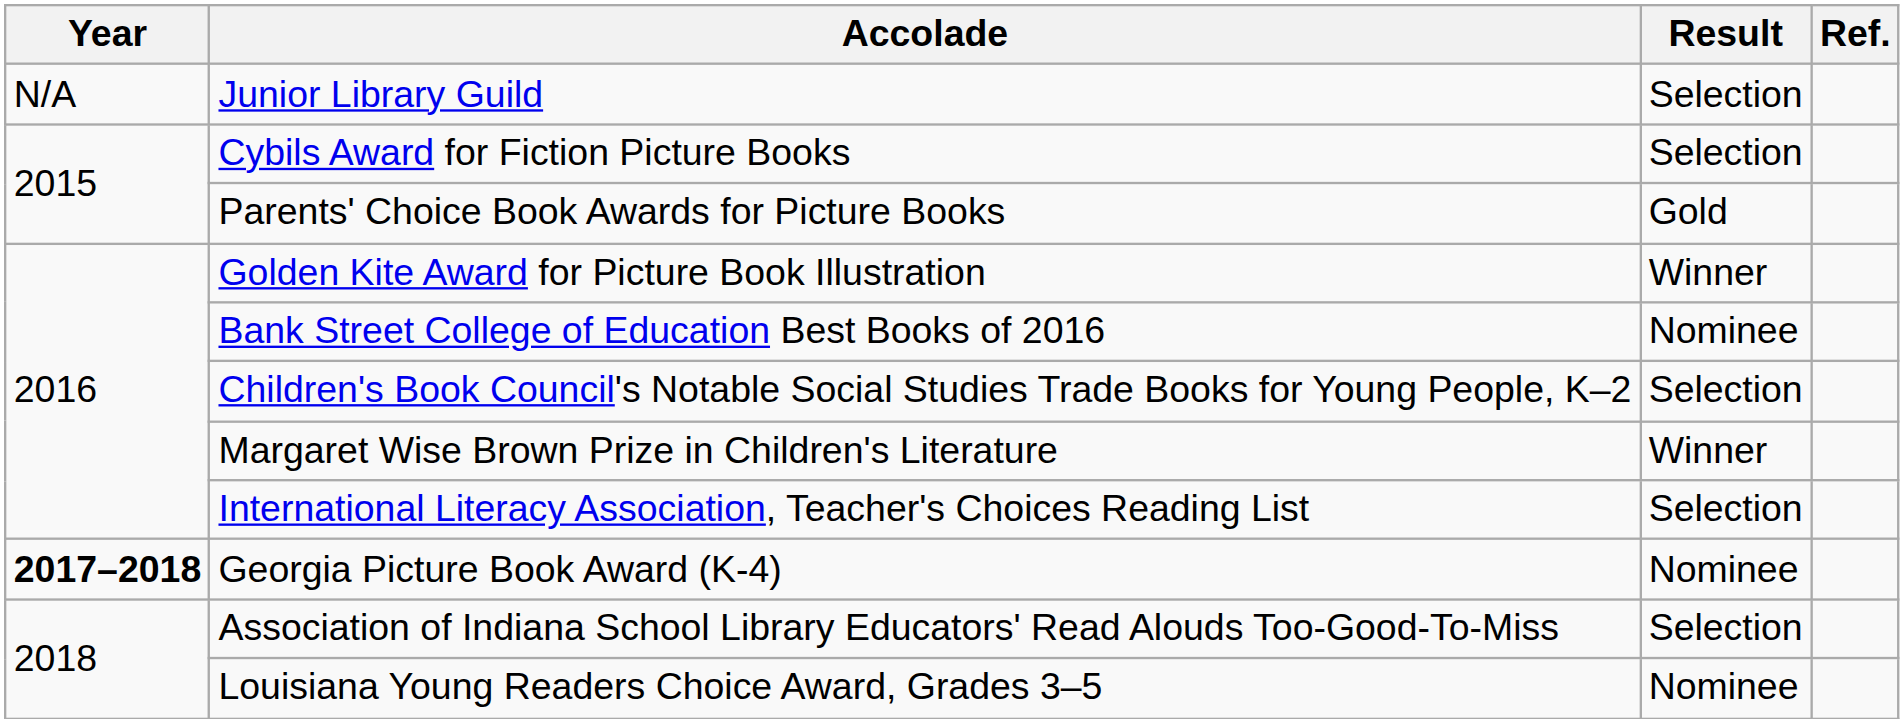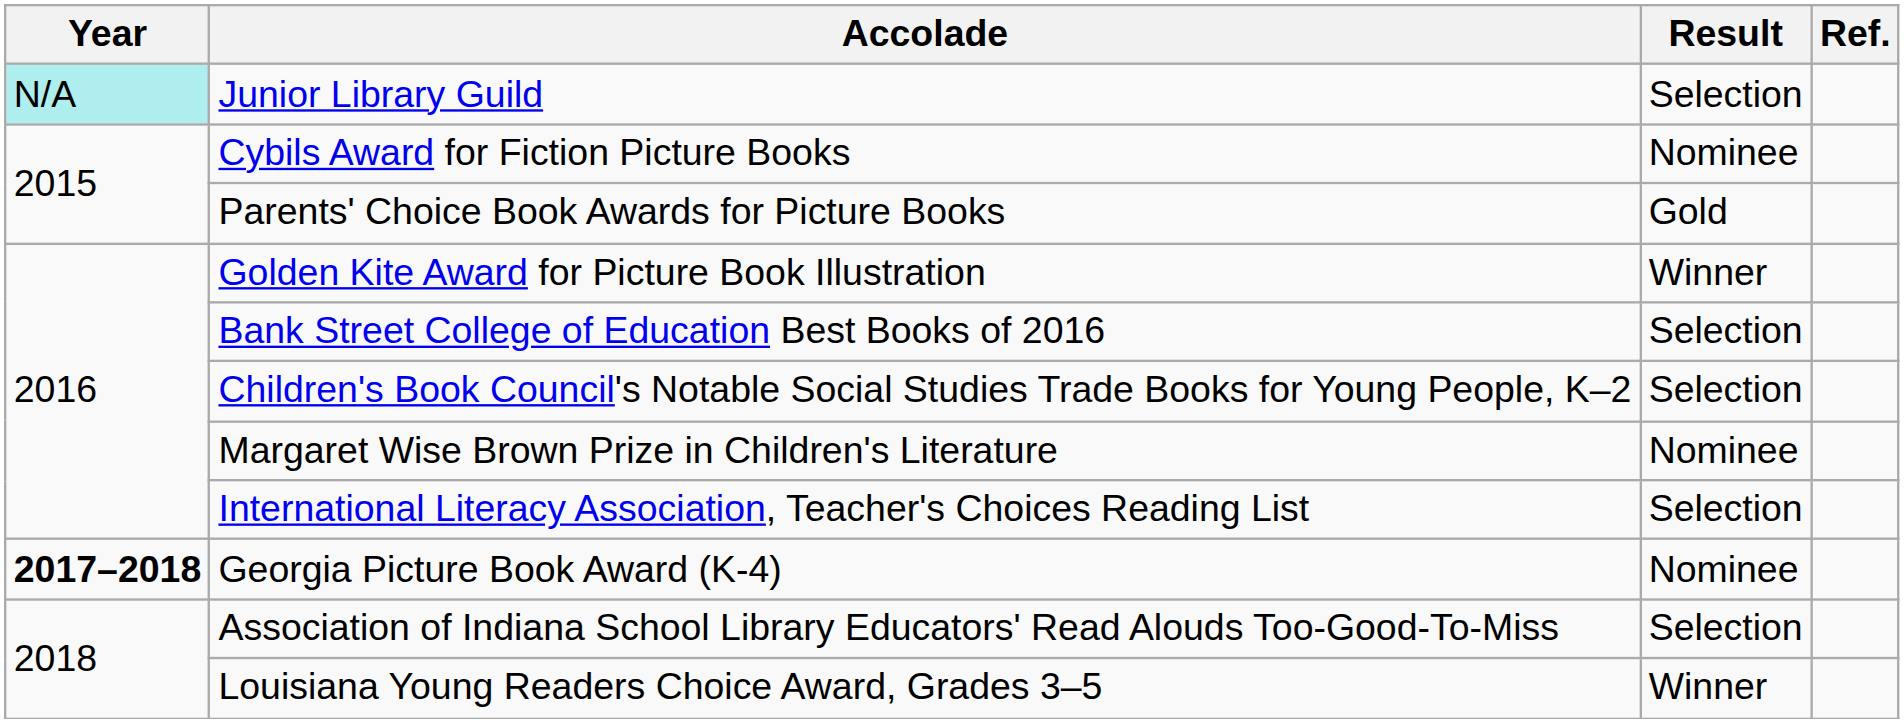(45, 93) no background -> (45, 93) paleturquoise background
(1726, 152) Selection -> (1724, 152) Nominee
(1724, 331) Nominee -> (1726, 331) Selection
(1708, 449) Winner -> (1724, 449) Nominee
(1724, 687) Nominee -> (1708, 687) Winner
